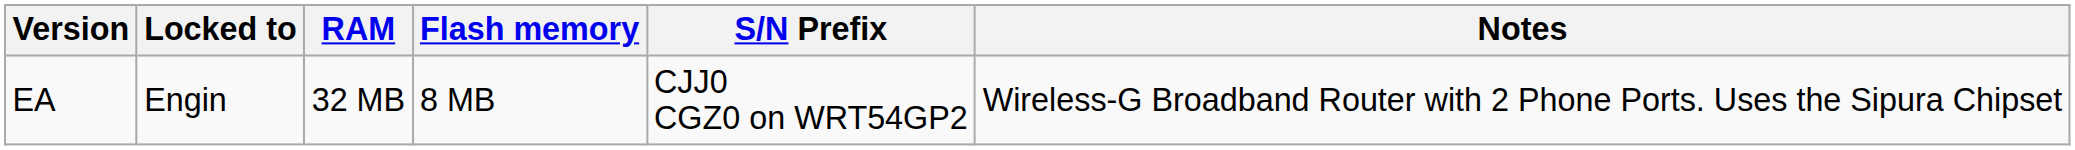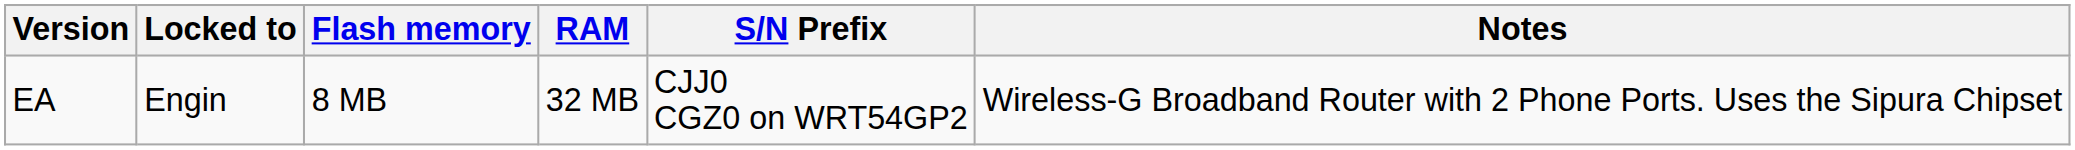columns swapped: (358, 30) <-> (530, 30)
